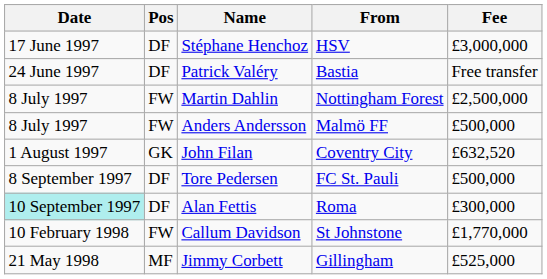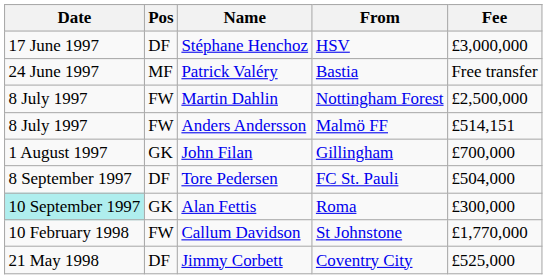(159, 71) DF -> (160, 71) MF
(483, 125) £500,000 -> (483, 125) £514,151
(364, 152) Coventry City -> (355, 152) Gillingham
(483, 152) £632,520 -> (483, 152) £700,000
(483, 179) £500,000 -> (483, 179) £504,000
(159, 206) DF -> (160, 206) GK
(160, 260) MF -> (159, 260) DF
(355, 260) Gillingham -> (364, 260) Coventry City
